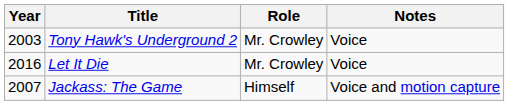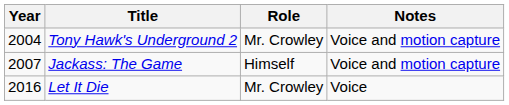(25, 40) 2003 -> (25, 40) 2004
(349, 40) Voice -> (415, 40) Voice and motion capture
rows swapped: (115, 87) <-> (78, 64)
